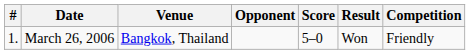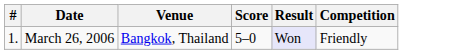- column: (265, 15)
(355, 37) no background -> (288, 37) lavender background
